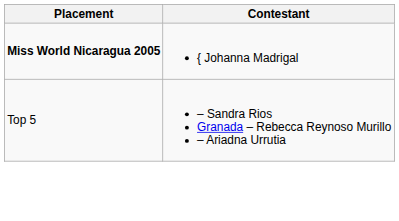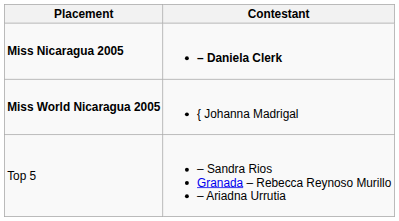+ row: (65, 51)
